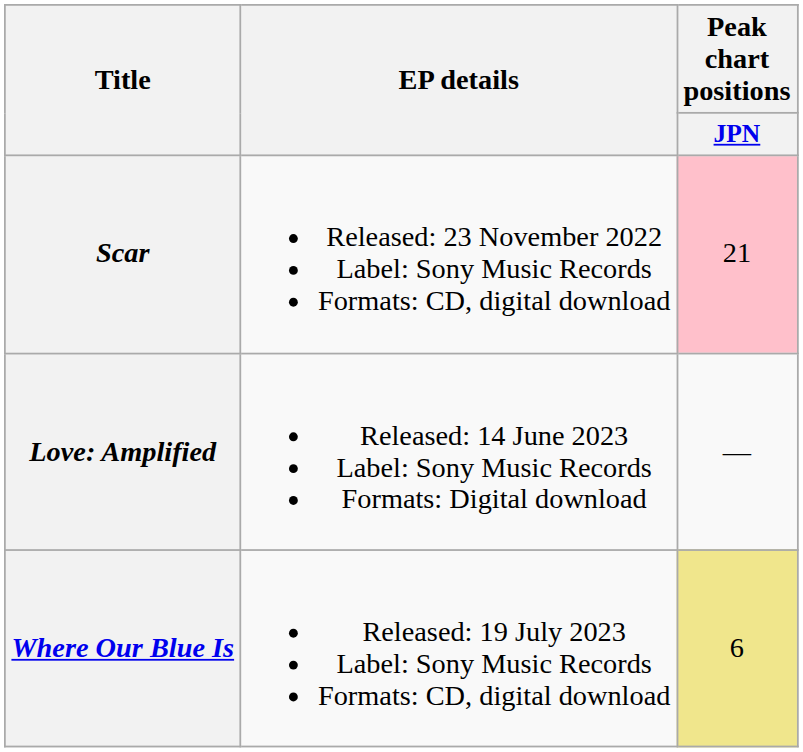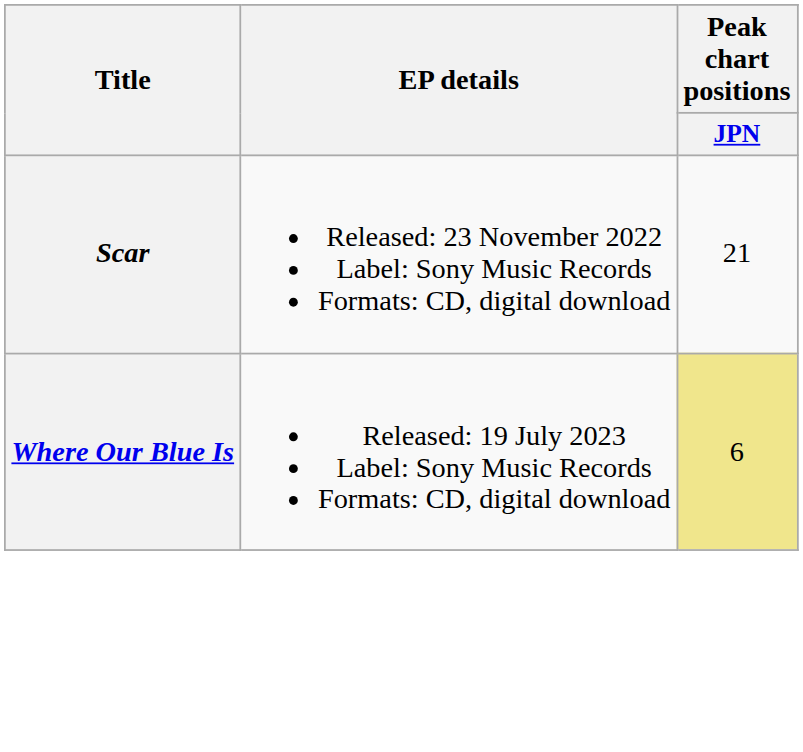(737, 253) pink background -> (737, 253) no background
- row: (123, 450)
